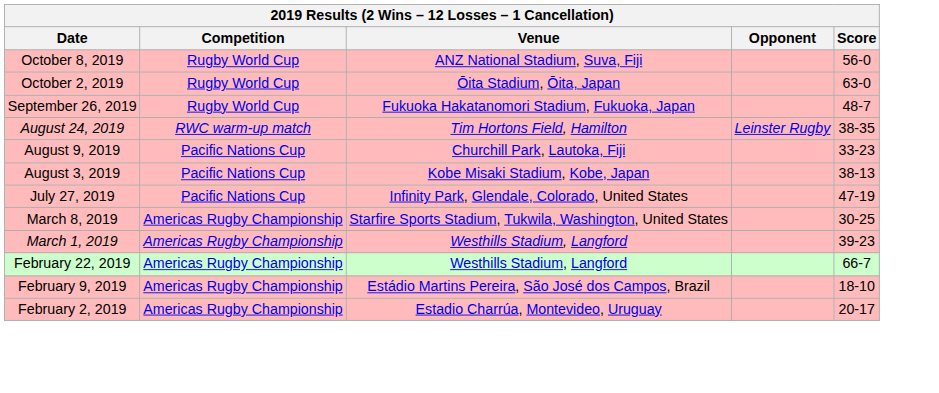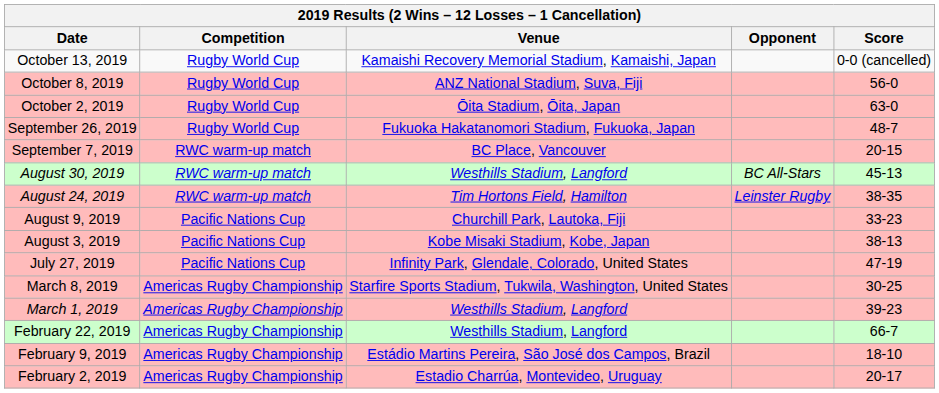+ row: (72, 60)
+ row: (72, 151)
+ row: (72, 173)
